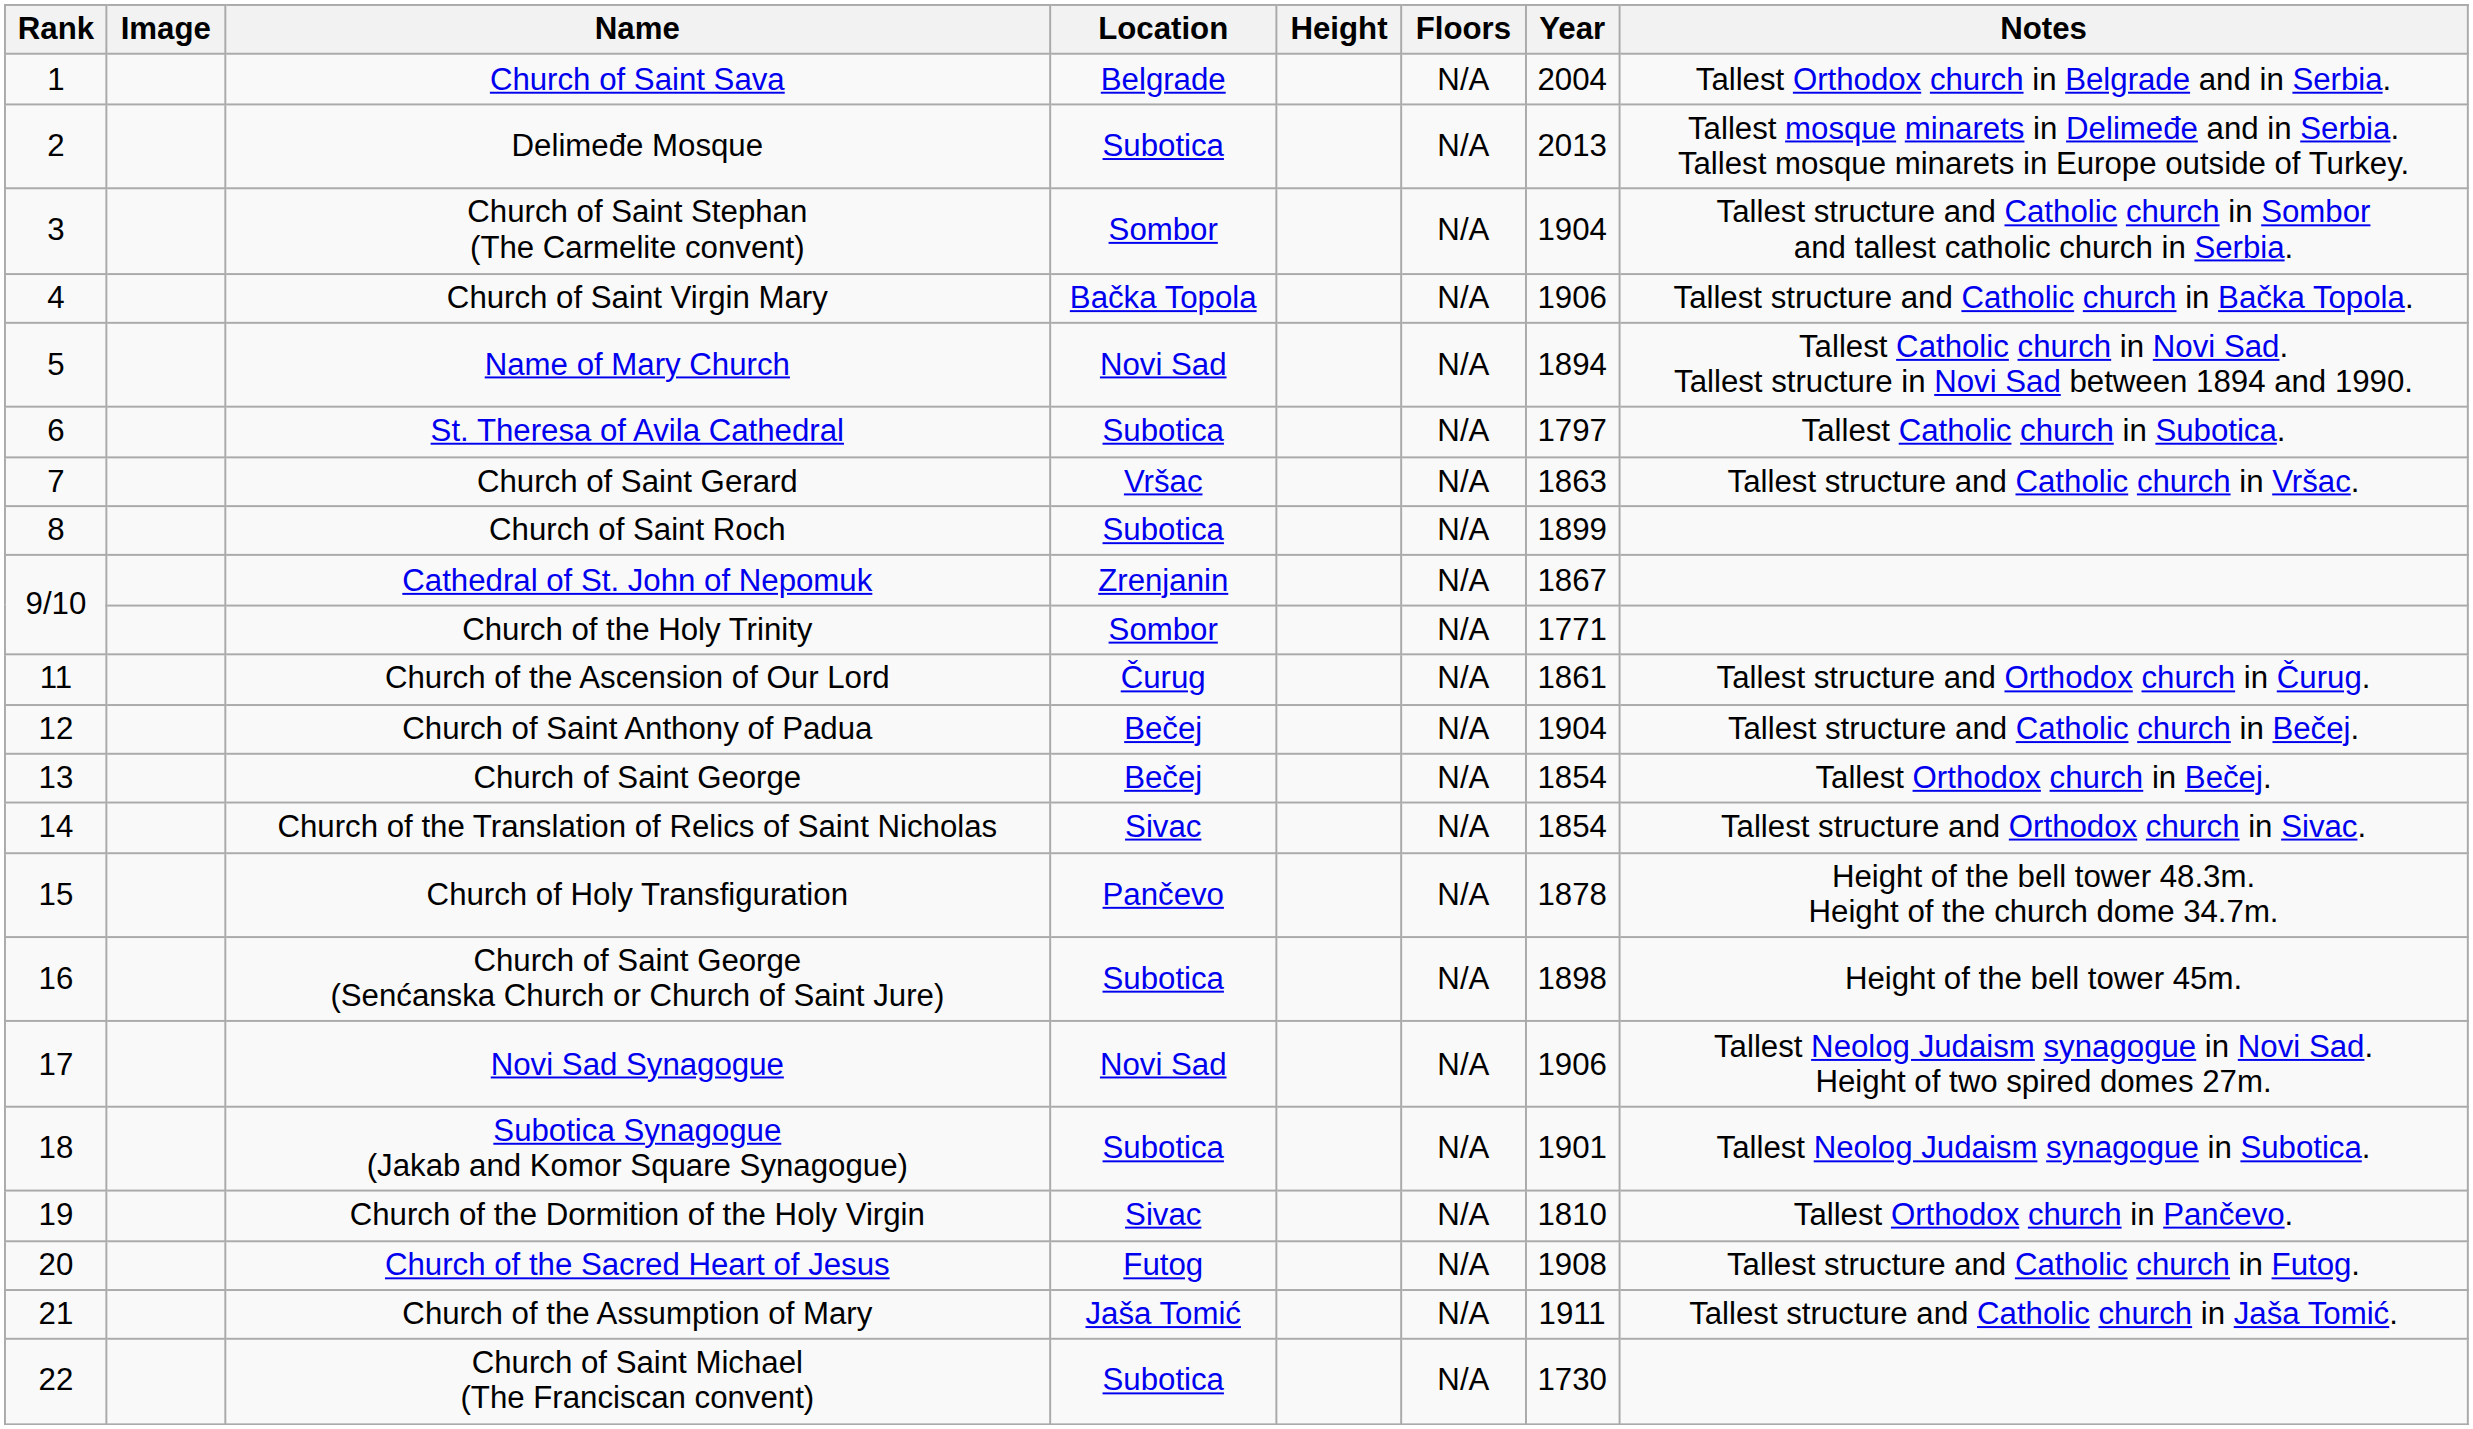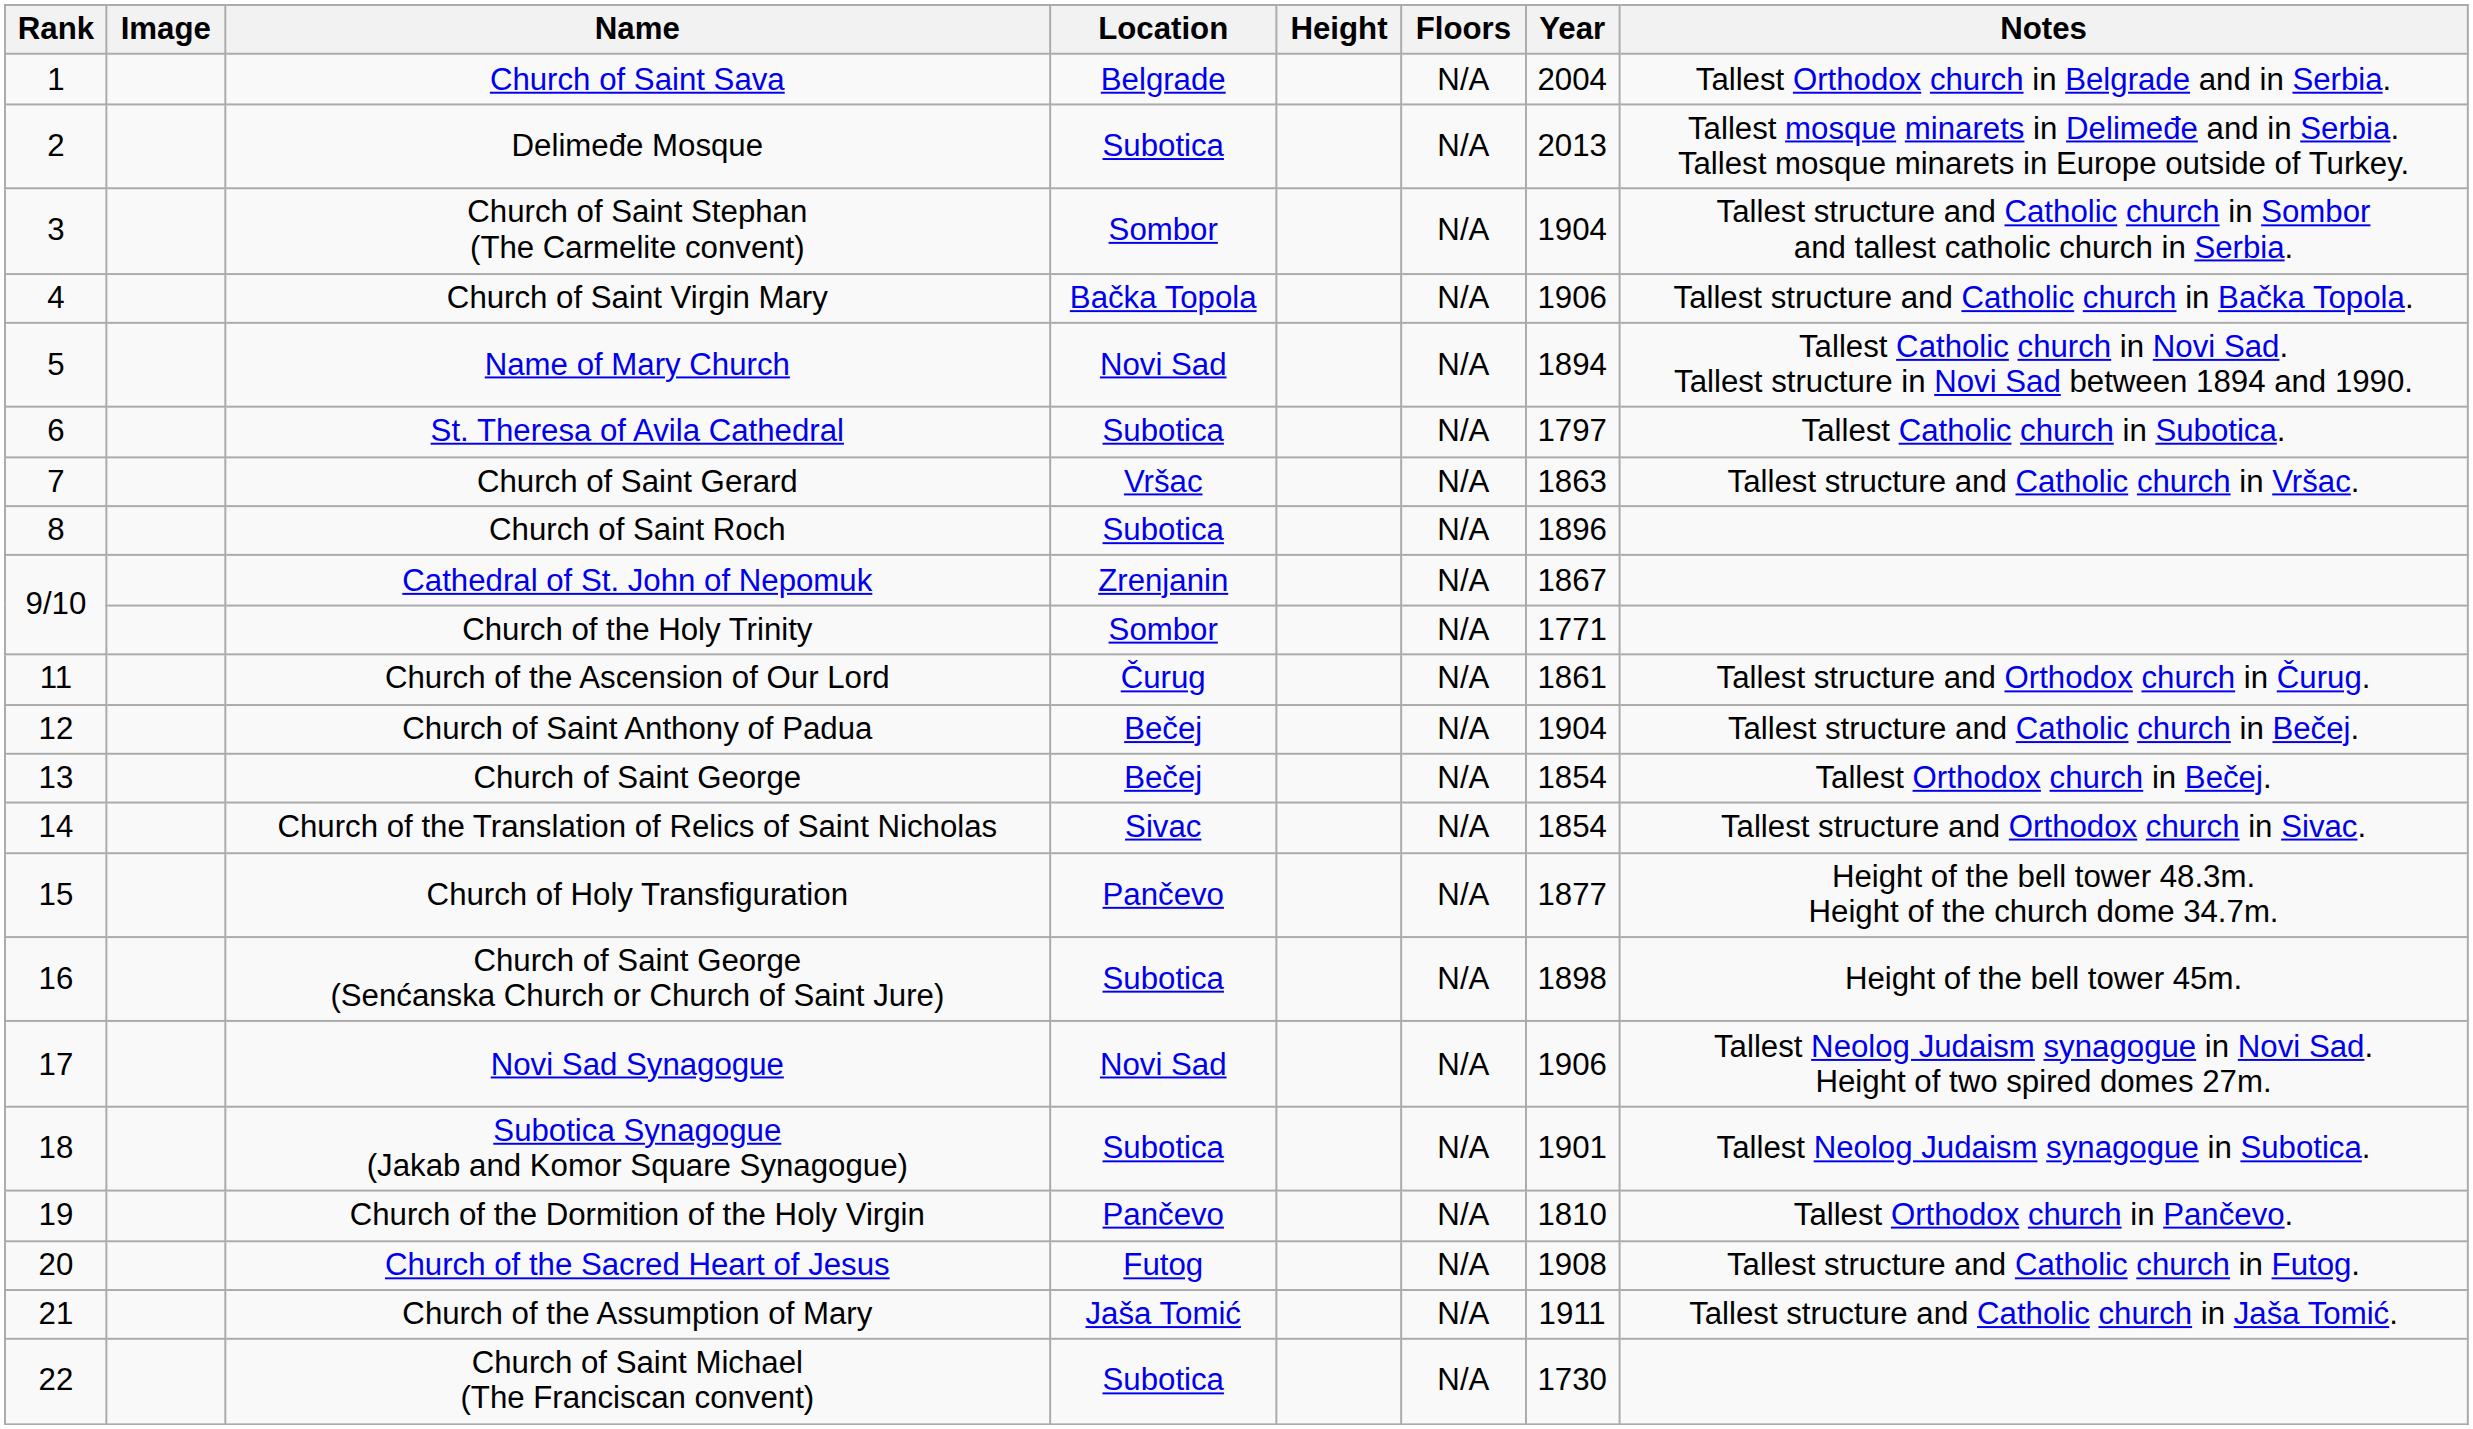(1572, 530) 1899 -> (1572, 530) 1896
(1572, 894) 1878 -> (1572, 894) 1877
(1163, 1215) Sivac -> (1163, 1215) Pančevo
